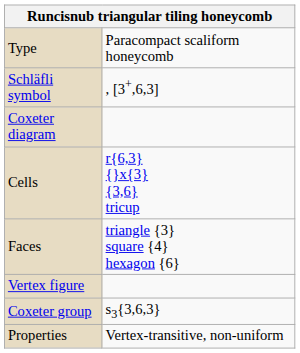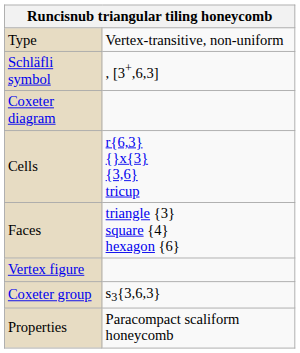(173, 47) Paracompact scaliform honeycomb -> (195, 39) Vertex-transitive, non-uniform
(195, 336) Vertex-transitive, non-uniform -> (173, 327) Paracompact scaliform honeycomb
